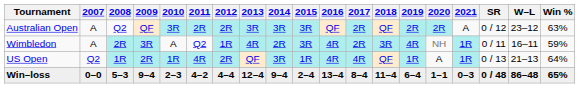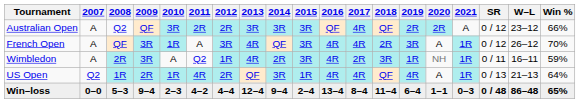(359, 28) 2R -> (359, 28) 4R
(558, 28) 63% -> (558, 28) 66%
+ row: (36, 43)
(412, 43) 4R -> (412, 59) 1R
(412, 59) 1R -> (412, 75) 4R
